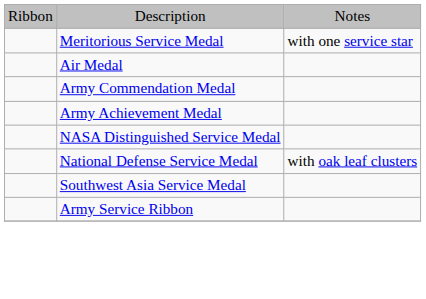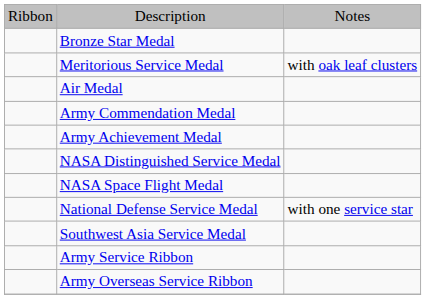+ row: (117, 40)
(350, 40) with one service star -> (352, 64) with oak leaf clusters
+ row: (141, 185)
(352, 161) with oak leaf clusters -> (350, 209) with one service star
+ row: (156, 281)
